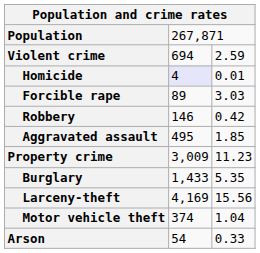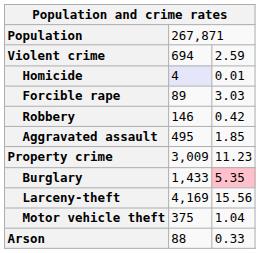(230, 177) no background -> (230, 177) pink background
(182, 218) 374 -> (182, 218) 375
(179, 238) 54 -> (179, 238) 88
